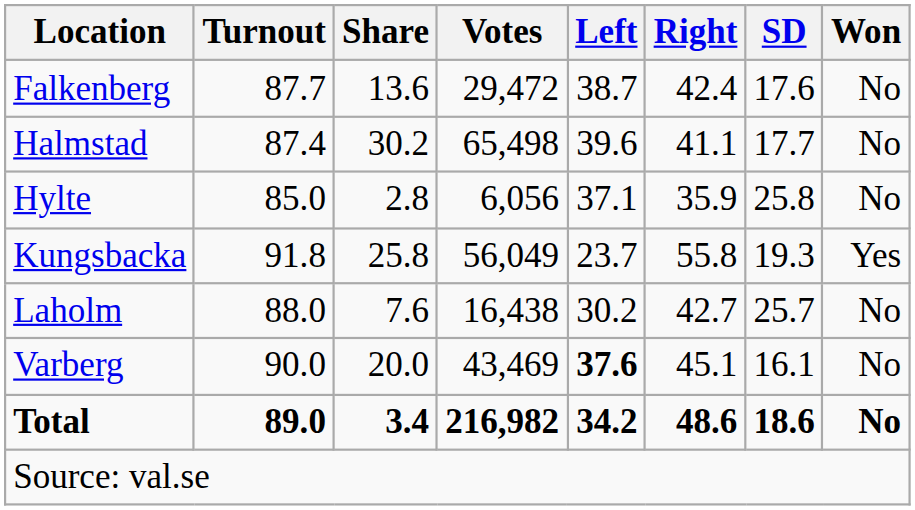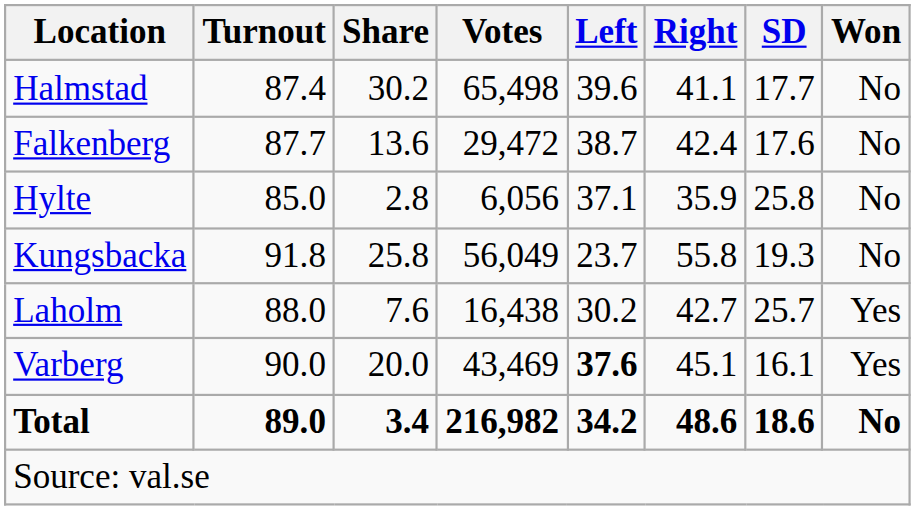rows swapped: (92, 87) <-> (80, 143)
(876, 254) Yes -> (880, 254) No
(880, 310) No -> (876, 310) Yes
(880, 365) No -> (876, 365) Yes
